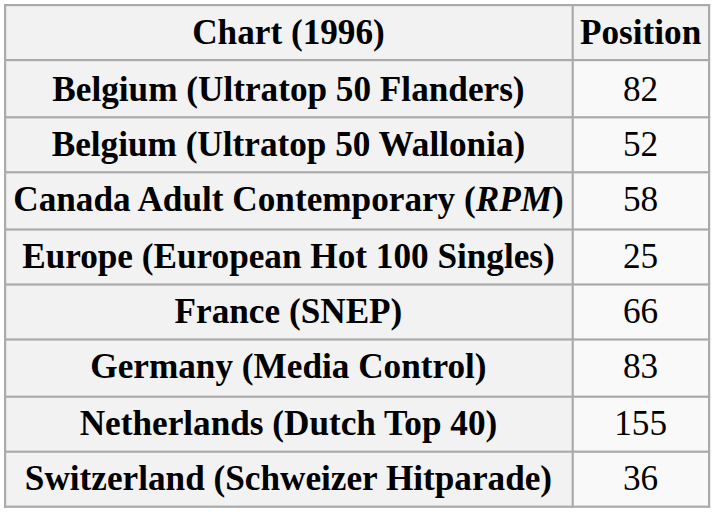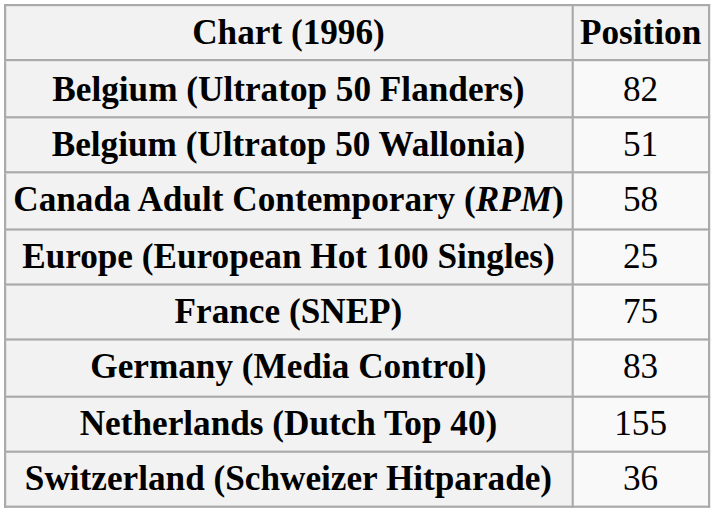(641, 144) 52 -> (641, 144) 51
(641, 311) 66 -> (641, 311) 75
